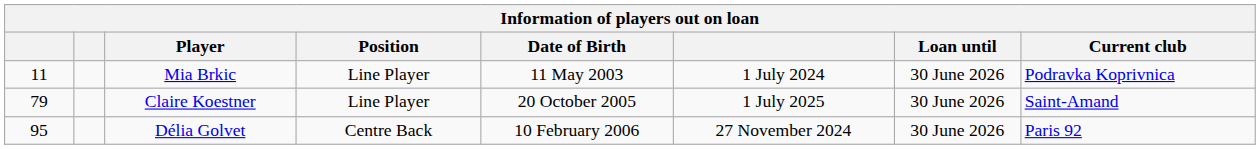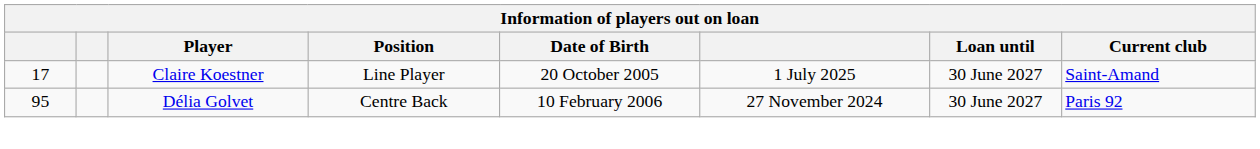- row: (200, 74)
(39, 102) 79 -> (40, 74) 17
(957, 102) 30 June 2026 -> (995, 74) 30 June 2027
(957, 130) 30 June 2026 -> (995, 102) 30 June 2027
